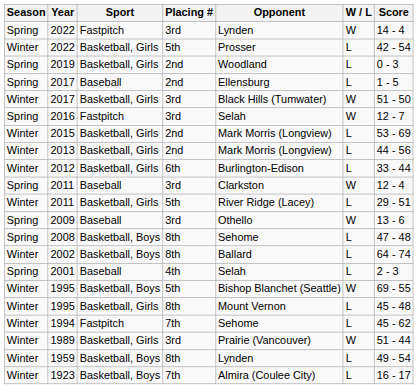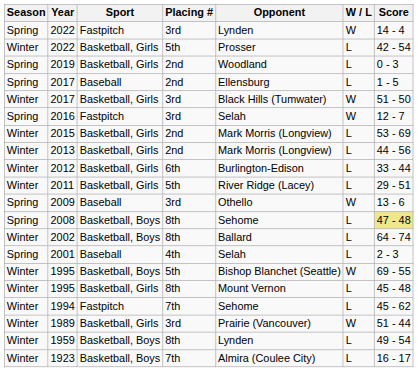- row: (62, 185)
(394, 237) no background -> (394, 220) khaki background
